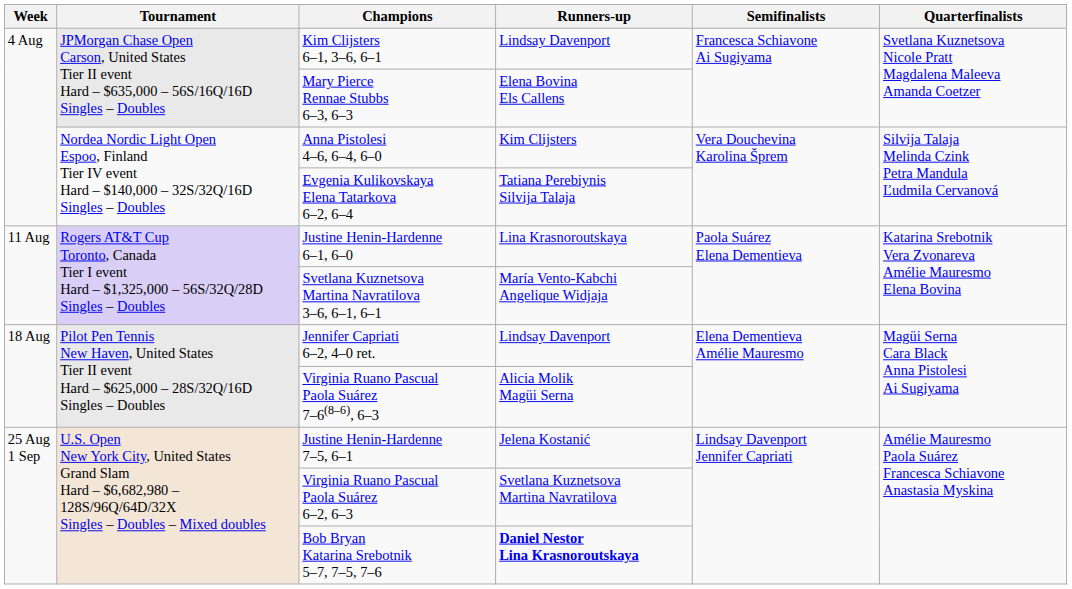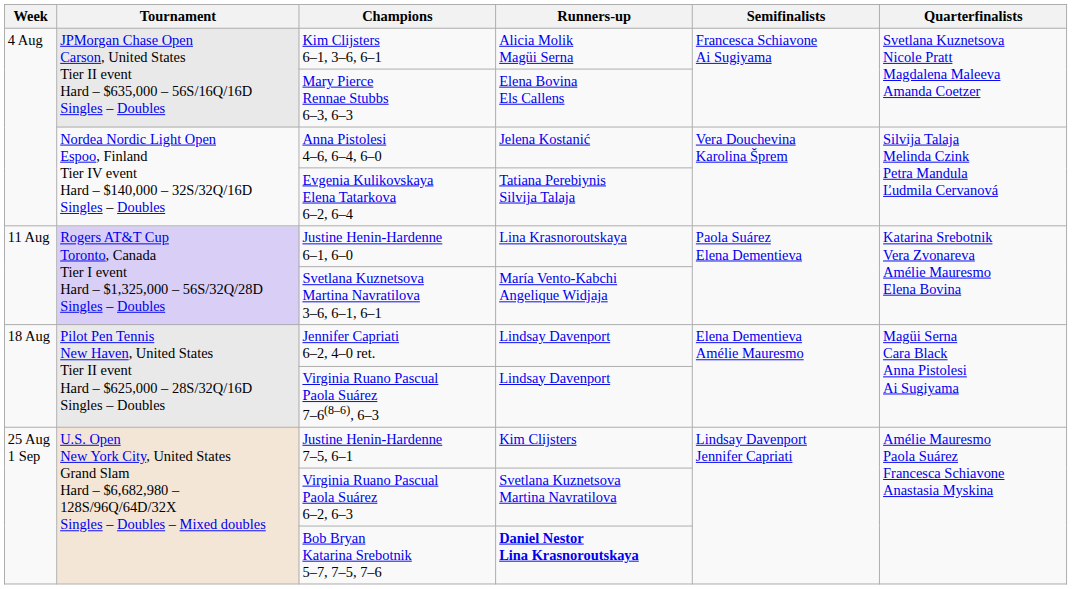(555, 40) Lindsay Davenport -> (536, 48) Alicia Molik Magüi Serna
(538, 139) Kim Clijsters -> (545, 139) Jelena Kostanić
(536, 386) Alicia Molik Magüi Serna -> (555, 378) Lindsay Davenport
(545, 438) Jelena Kostanić -> (538, 438) Kim Clijsters
